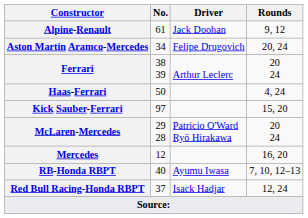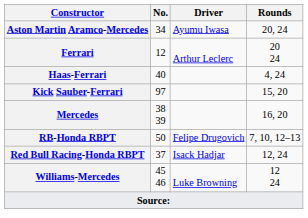- row: (77, 29)
(209, 46) Felipe Drugovich -> (201, 29) Ayumu Iwasa
(161, 68) 38 39 -> (161, 52) 12
(161, 91) 50 -> (161, 74) 40
- row: (77, 131)
(161, 154) 12 -> (161, 114) 38 39
(161, 171) 40 -> (161, 137) 50
(201, 171) Ayumu Iwasa -> (209, 137) Felipe Drugovich
+ row: (77, 177)
